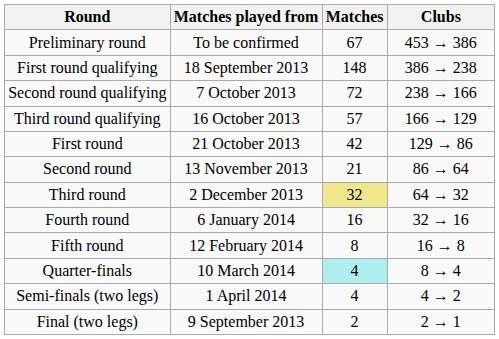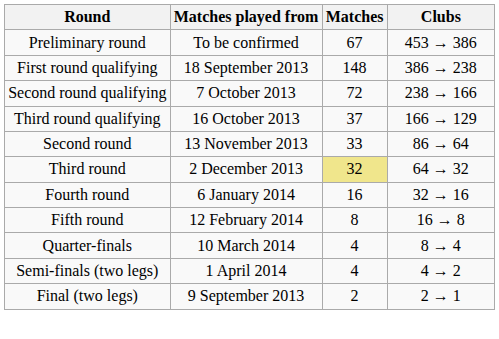(355, 118) 57 -> (355, 118) 37
- row: (87, 144)
(355, 169) 21 -> (355, 144) 33
(355, 270) paleturquoise background -> (355, 245) no background
